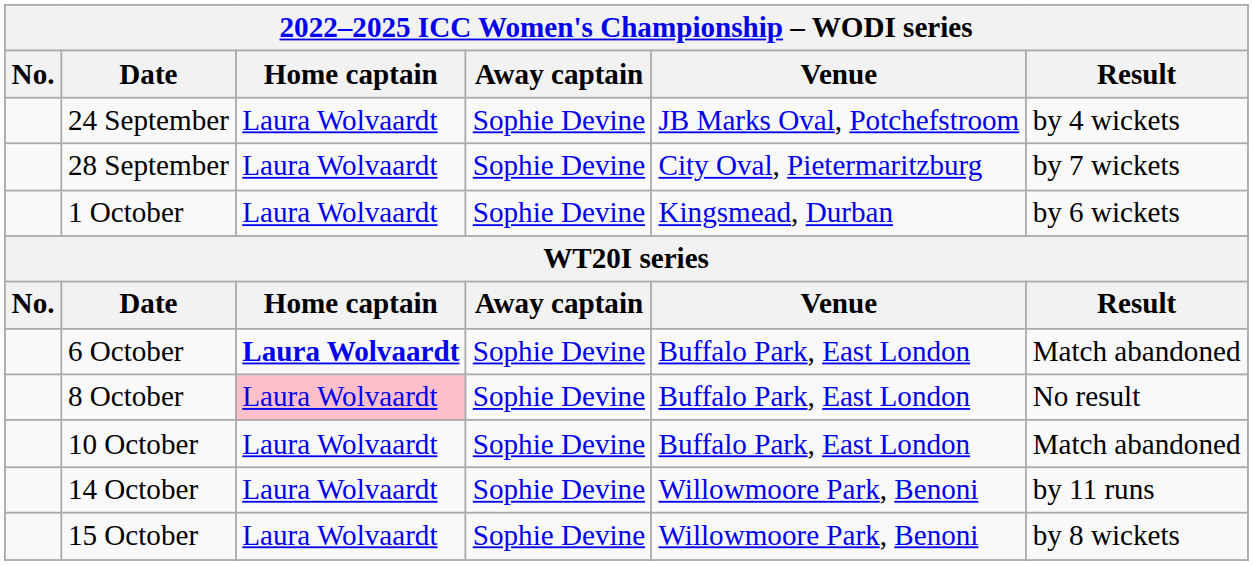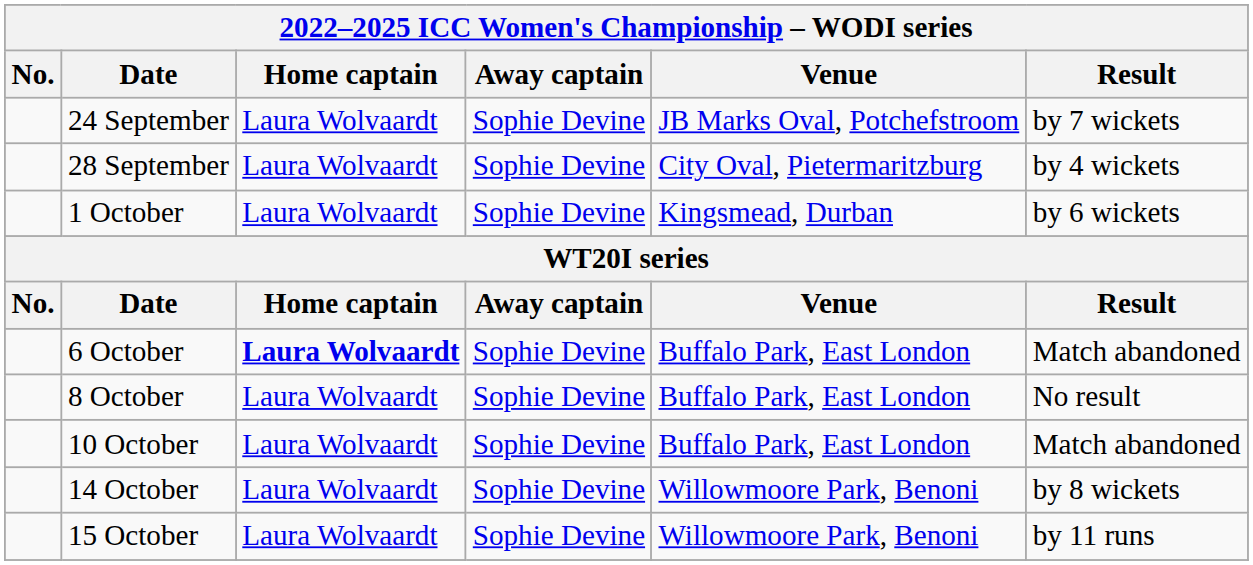(1106, 119) by 4 wickets -> (1106, 119) by 7 wickets
(1106, 166) by 7 wickets -> (1106, 166) by 4 wickets
(340, 397) pink background -> (340, 397) no background
(1094, 489) by 11 runs -> (1106, 489) by 8 wickets
(1106, 535) by 8 wickets -> (1094, 535) by 11 runs
